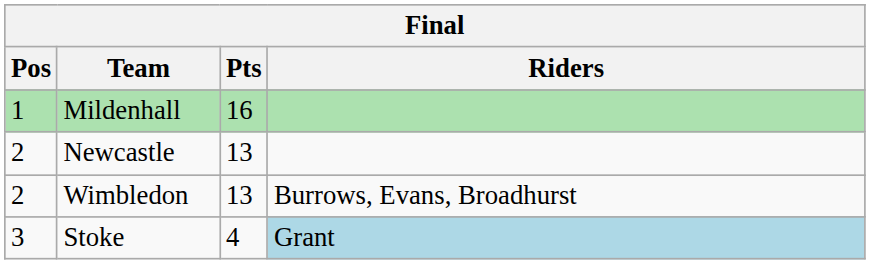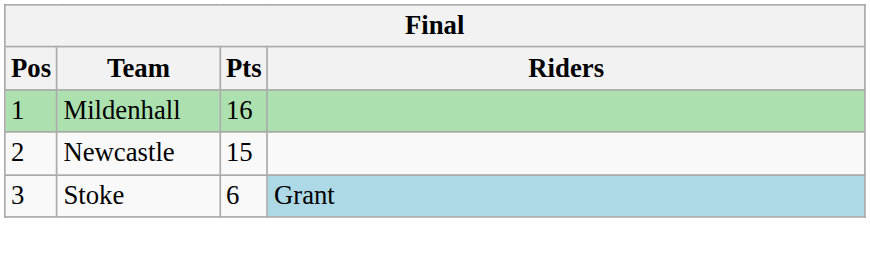(239, 152) 13 -> (239, 152) 15
- row: (126, 195)
(233, 237) 4 -> (233, 195) 6
